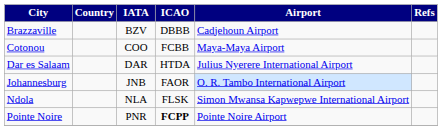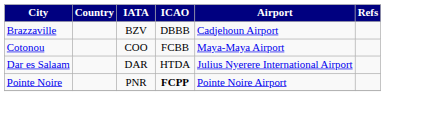- row: (37, 82)
- row: (20, 99)
